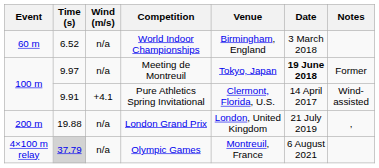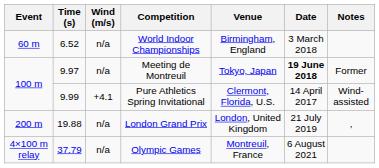(69, 97) 9.91 -> (69, 97) 9.99
(69, 150) lightgrey background -> (69, 150) no background
